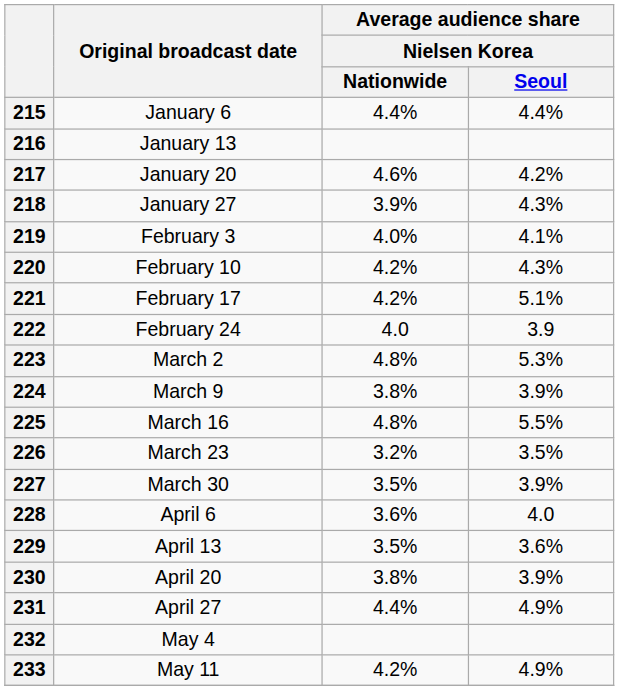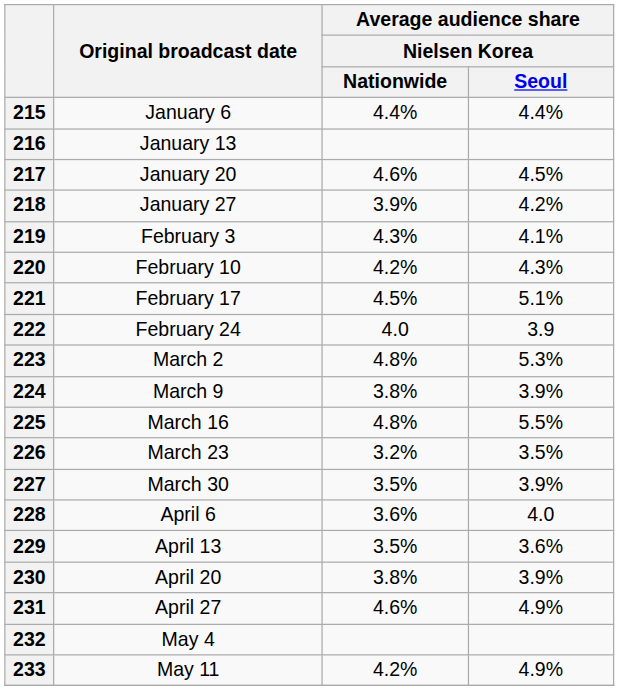(541, 174) 4.2% -> (541, 174) 4.5%
(541, 205) 4.3% -> (541, 205) 4.2%
(395, 236) 4.0% -> (395, 236) 4.3%
(395, 298) 4.2% -> (395, 298) 4.5%
(395, 608) 4.4% -> (395, 608) 4.6%
